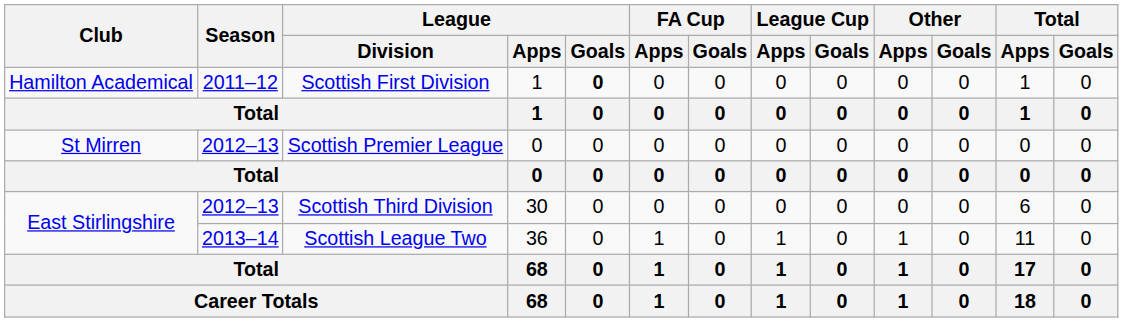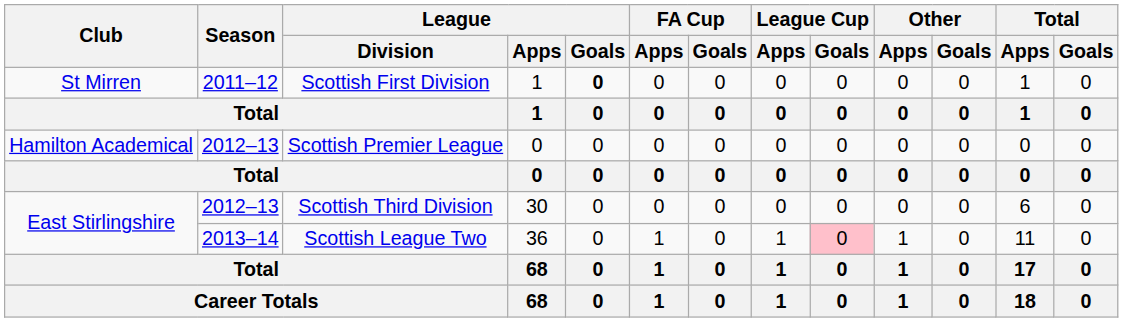(101, 82) Hamilton Academical -> (101, 82) St Mirren
(101, 144) St Mirren -> (101, 144) Hamilton Academical
(842, 238) no background -> (842, 238) pink background
